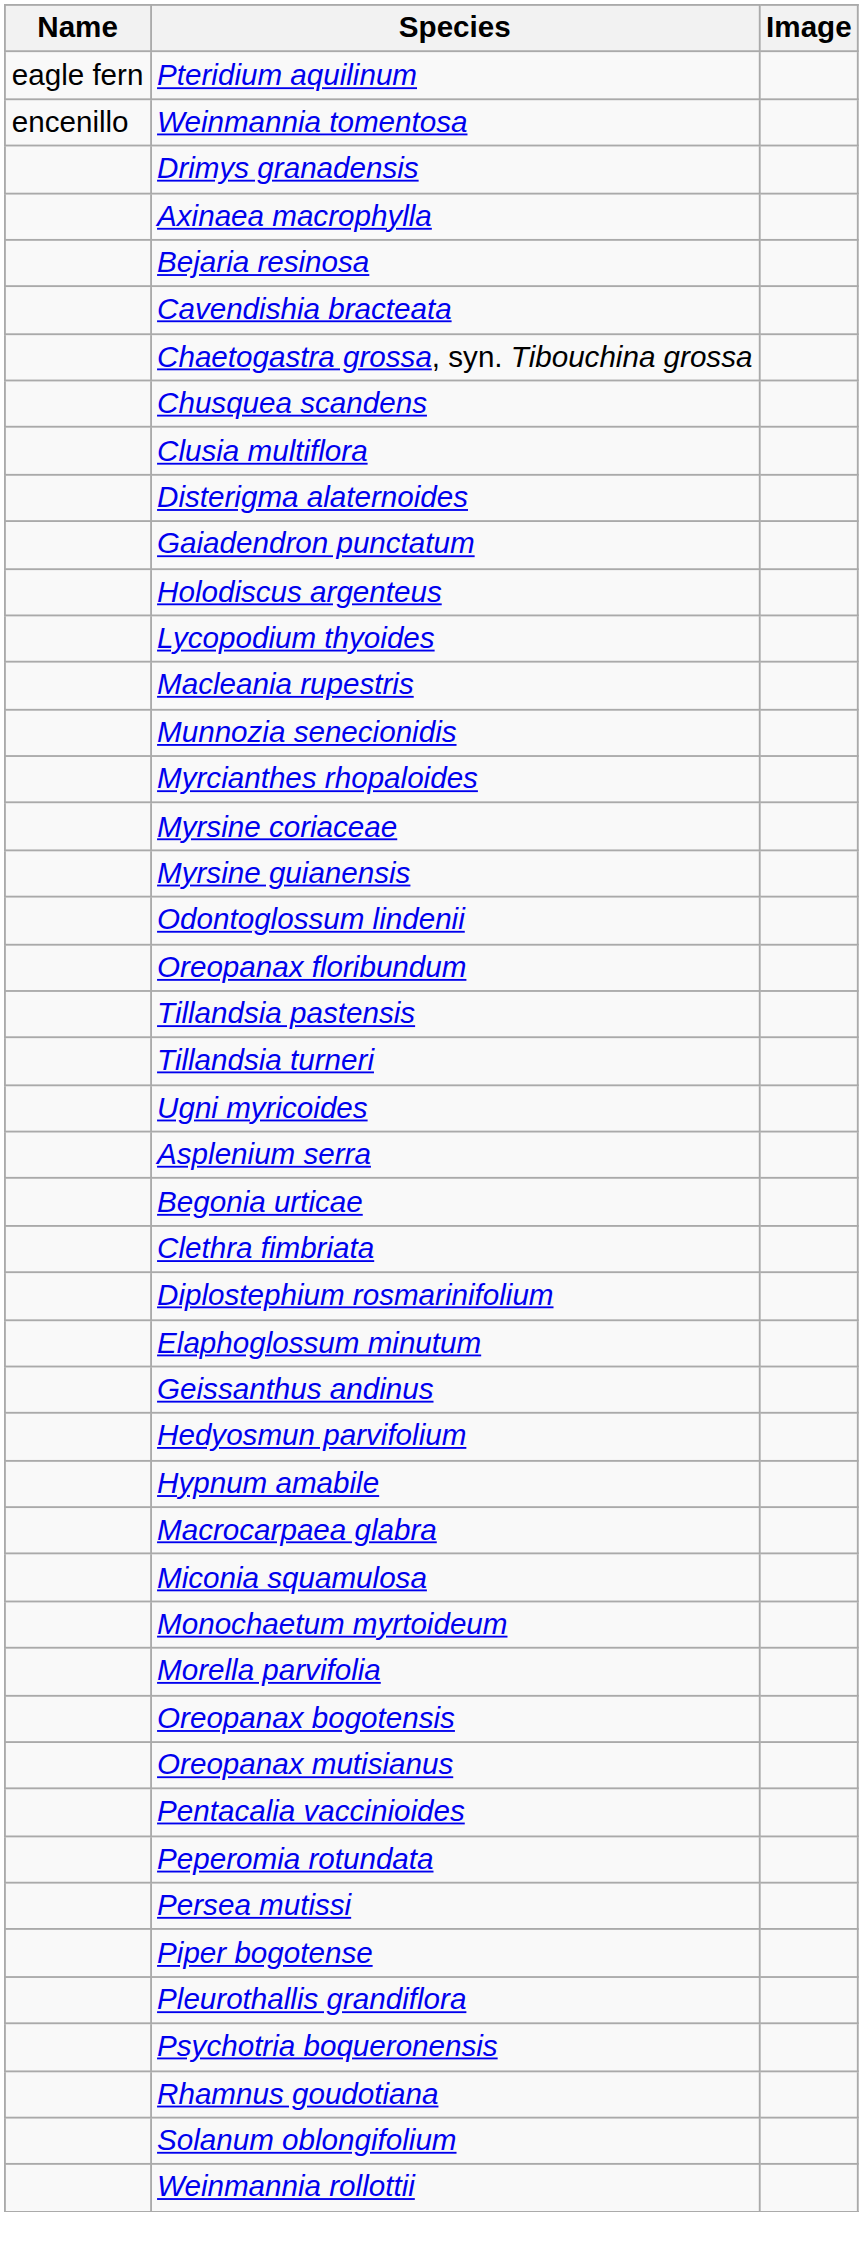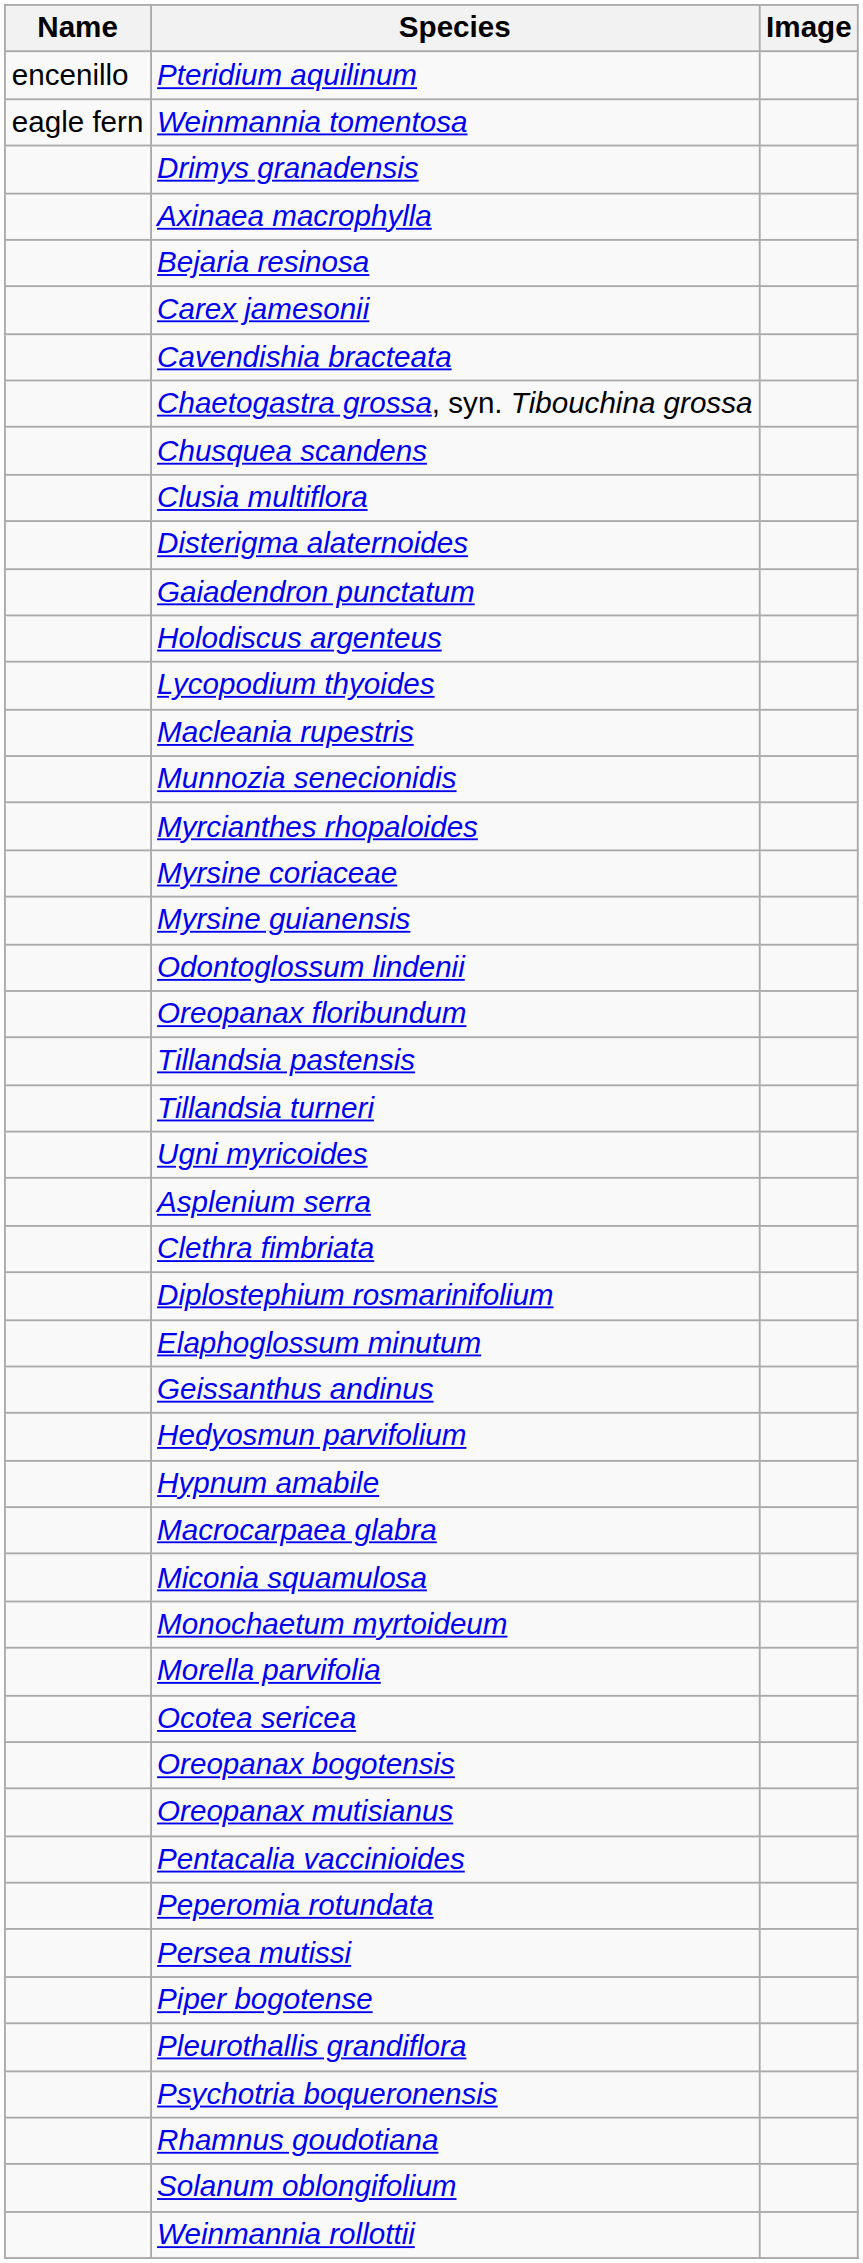(78, 74) eagle fern -> (70, 74) encenillo
(70, 121) encenillo -> (78, 121) eagle fern
+ row: (263, 309)
- row: (260, 1201)
+ row: (257, 1717)
